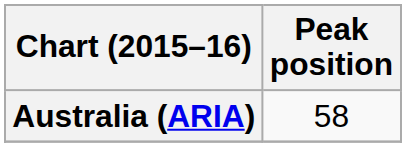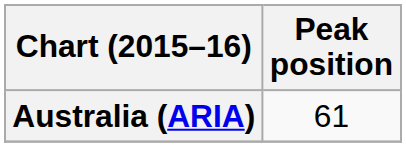(331, 115) 58 -> (331, 115) 61
